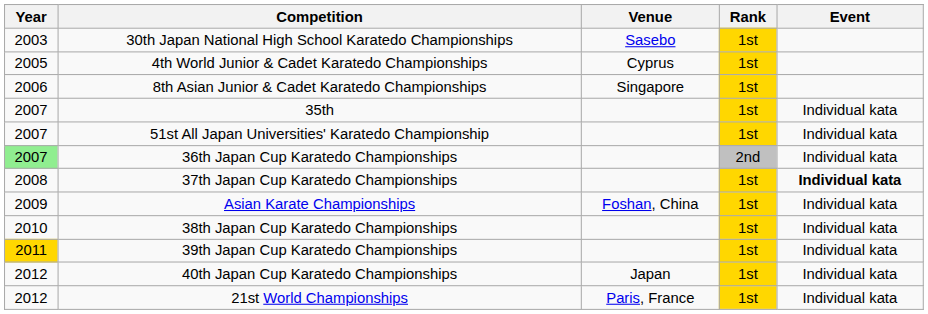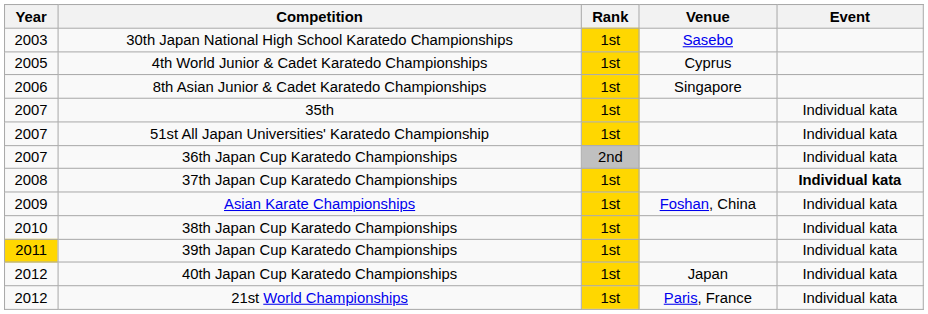columns swapped: (650, 17) <-> (748, 17)
(31, 157) lightgreen background -> (31, 157) no background
